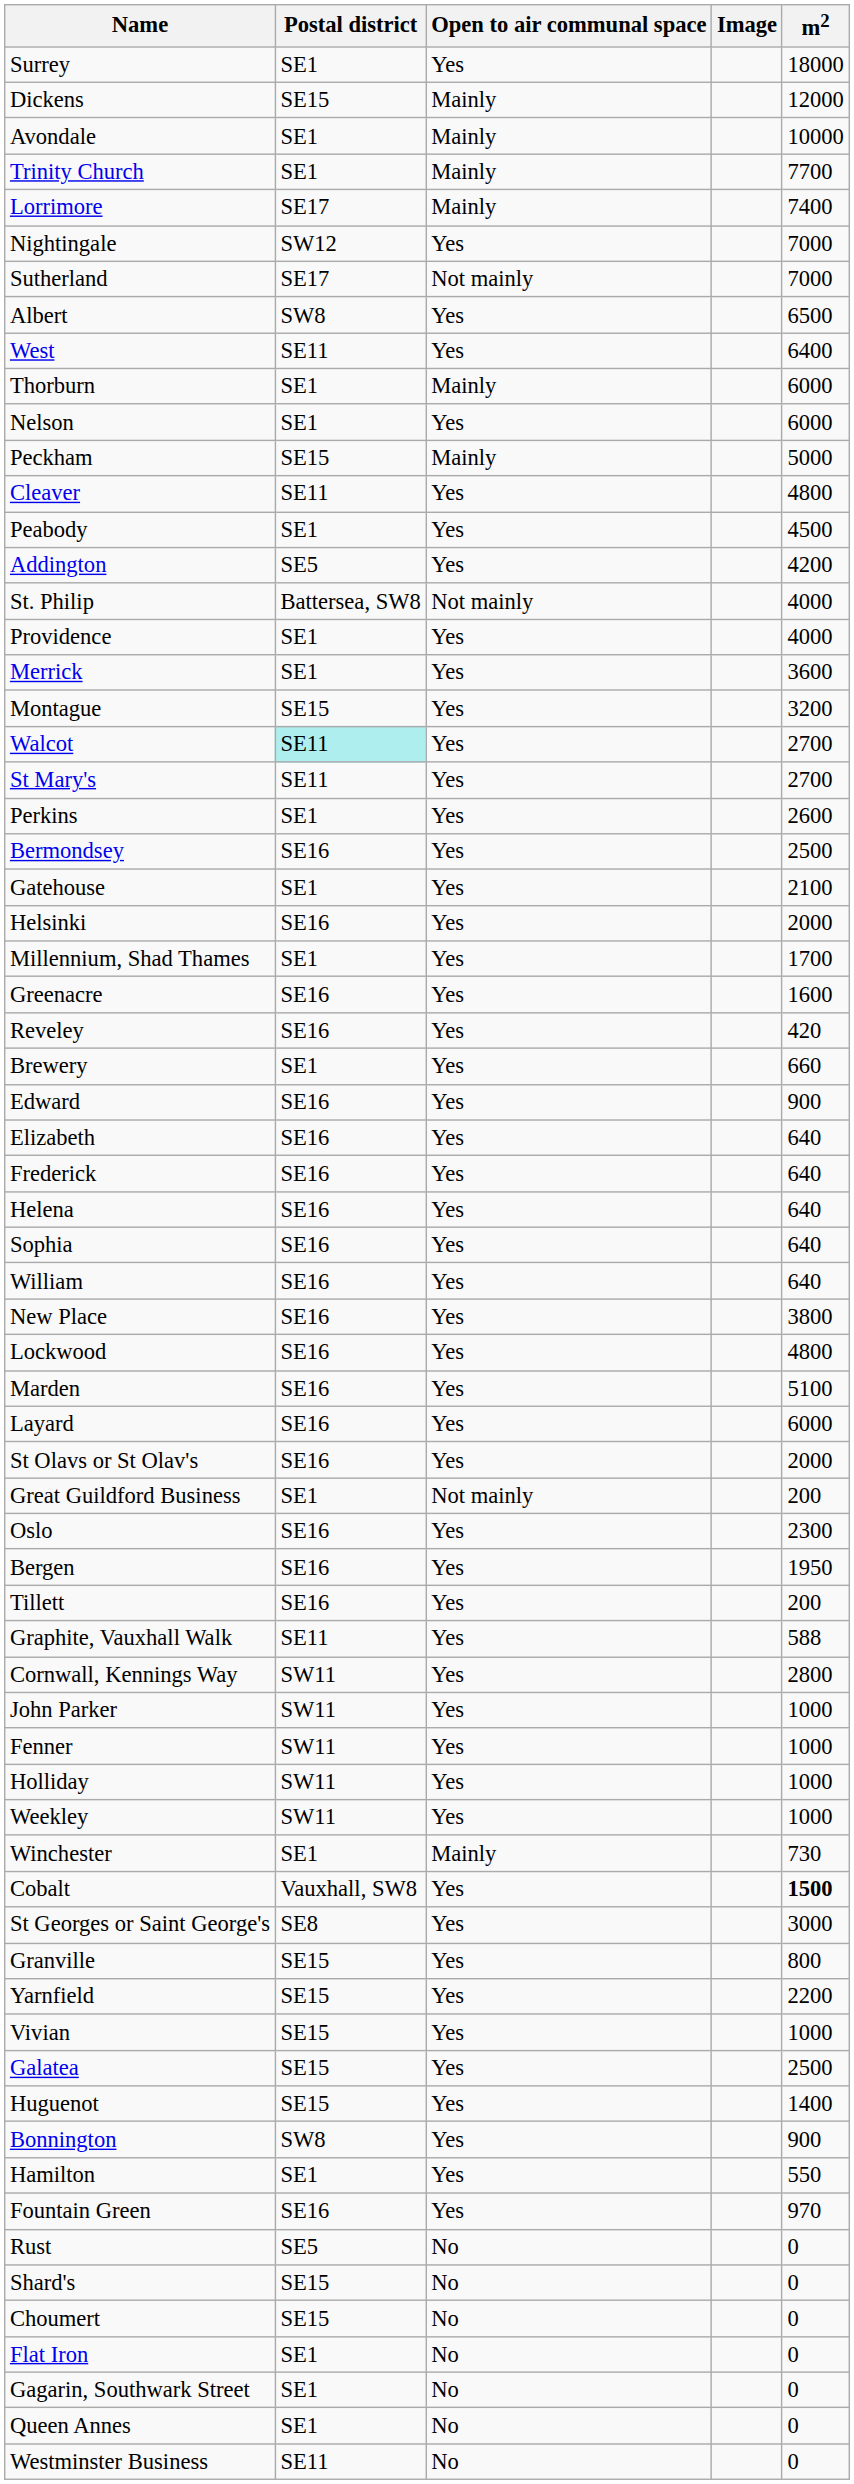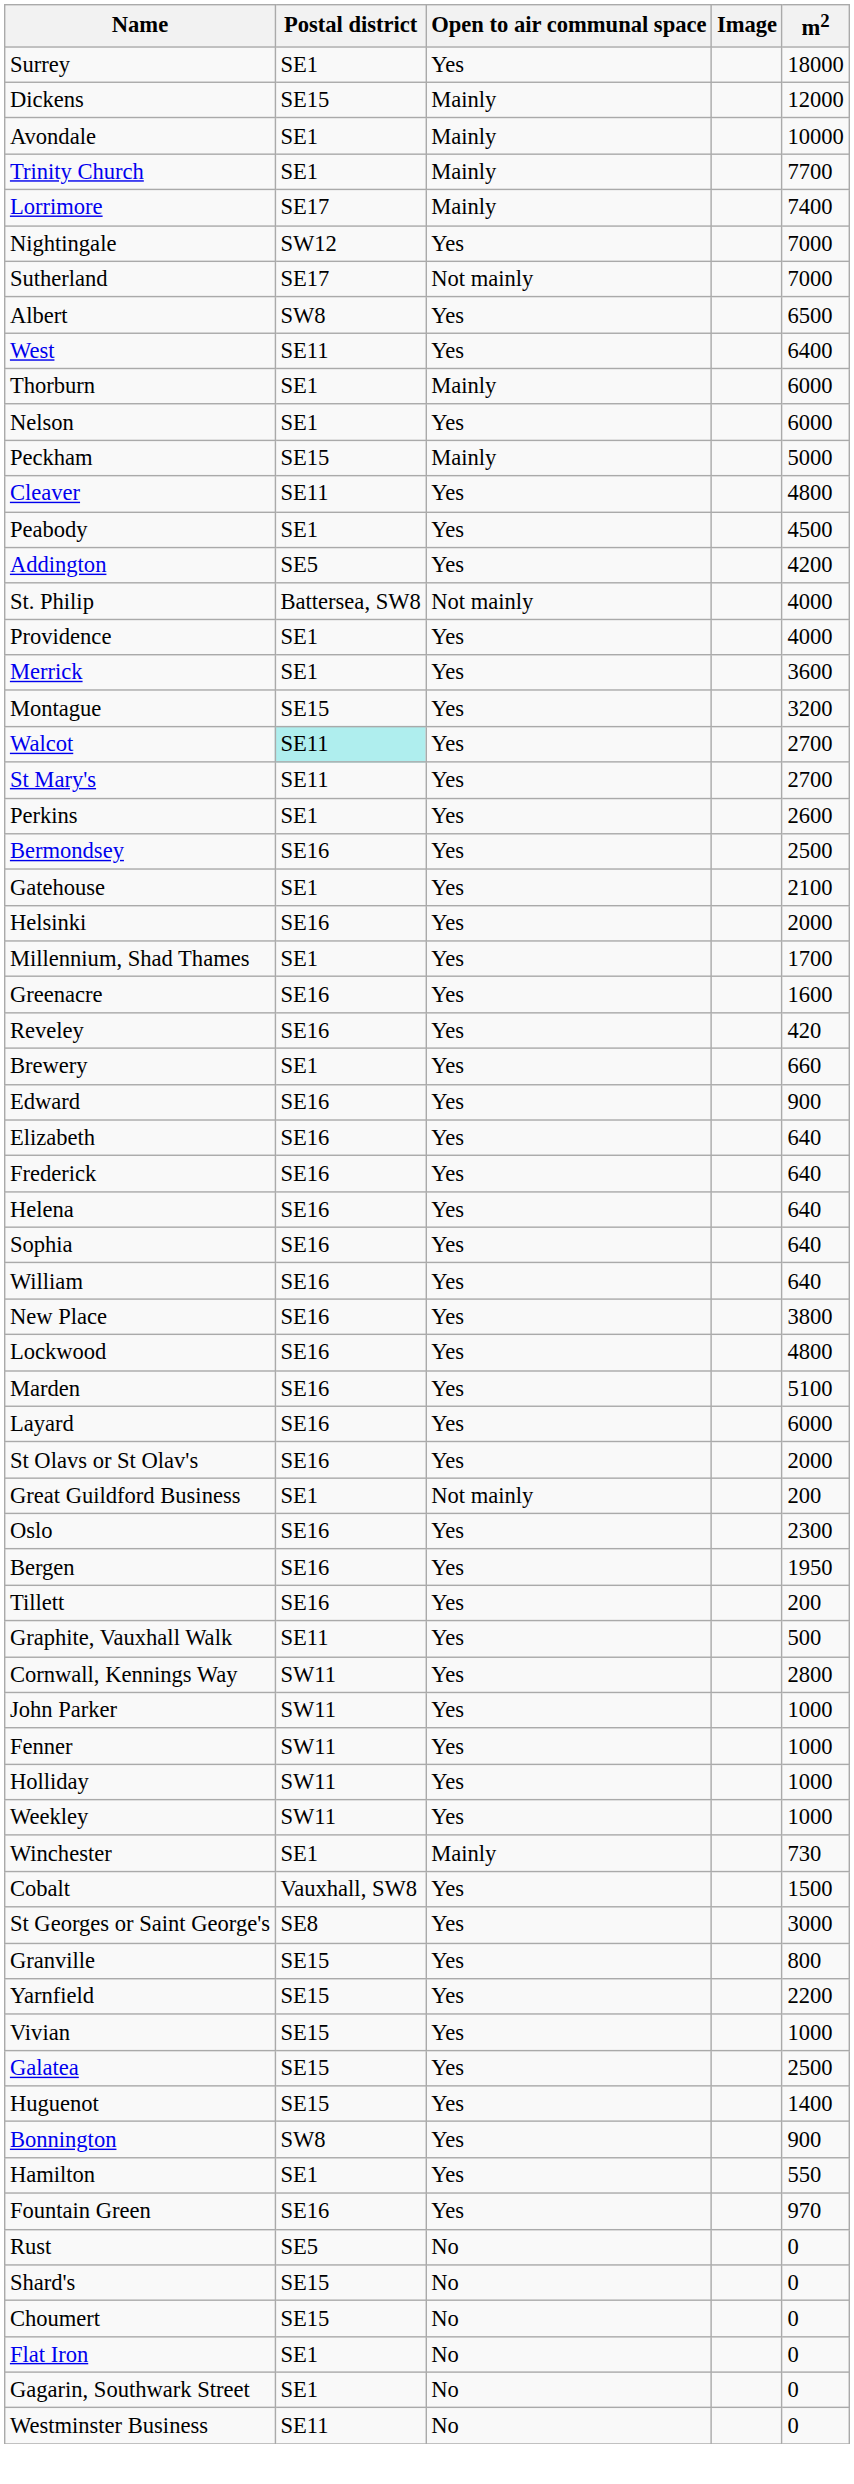(804, 1638) 588 -> (804, 1638) 500
(810, 1888) bold -> (810, 1888) normal
- row: (70, 2425)
